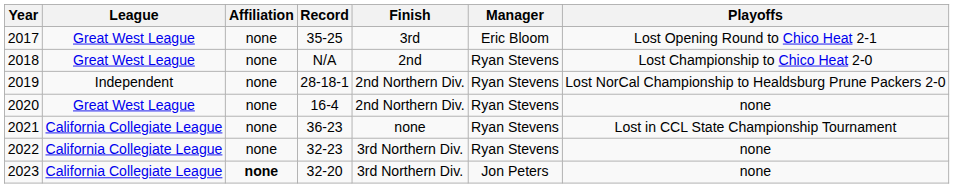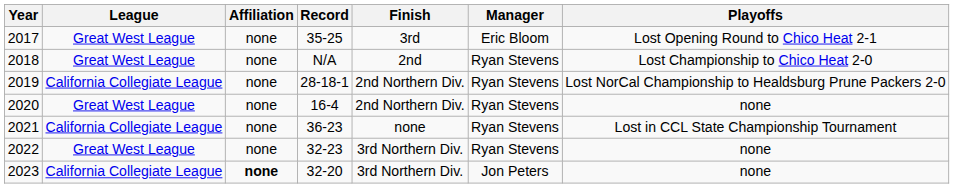(134, 82) Independent -> (134, 82) California Collegiate League
(134, 149) California Collegiate League -> (134, 149) Great West League
